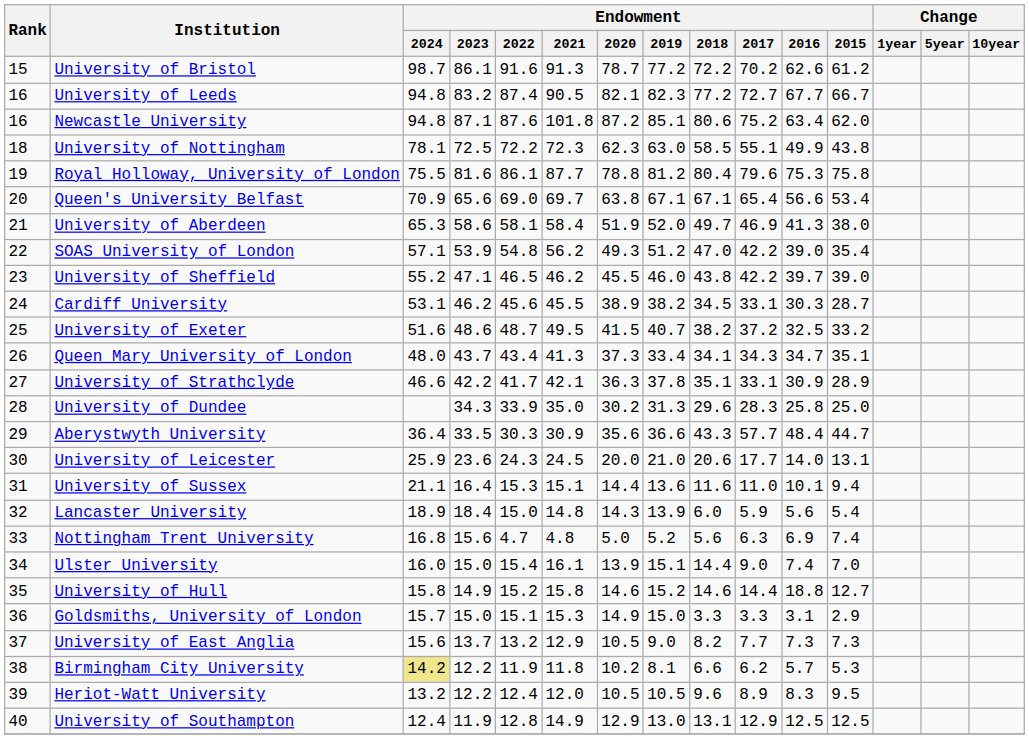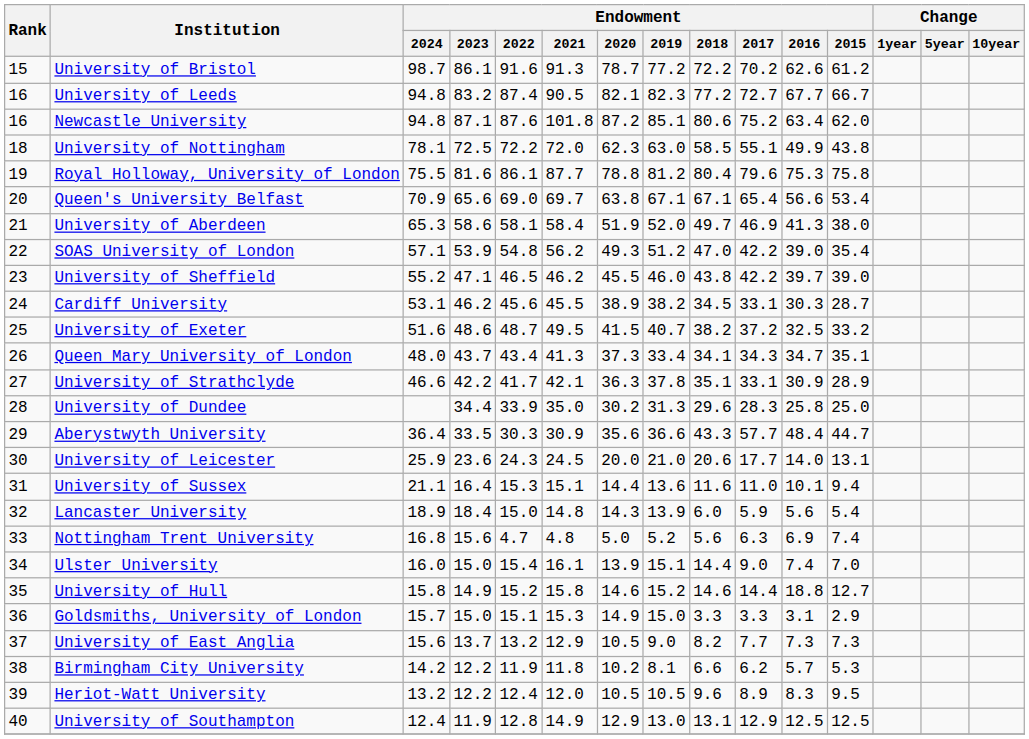(565, 148) 72.3 -> (565, 148) 72.0
(473, 409) 34.3 -> (473, 409) 34.4
(427, 669) khaki background -> (427, 669) no background
